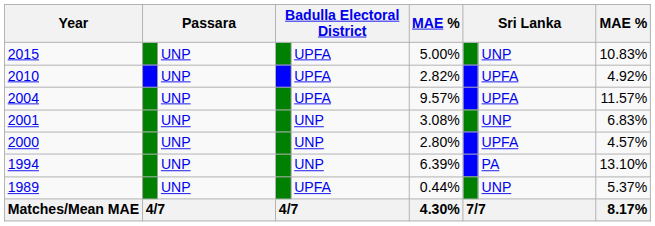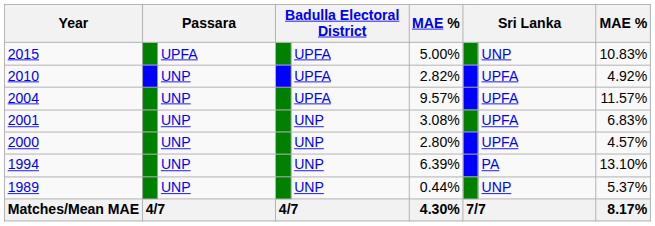(176, 53) UNP -> (179, 53) UPFA
(496, 120) UNP -> (500, 120) UPFA
(313, 187) UPFA -> (309, 187) UNP
